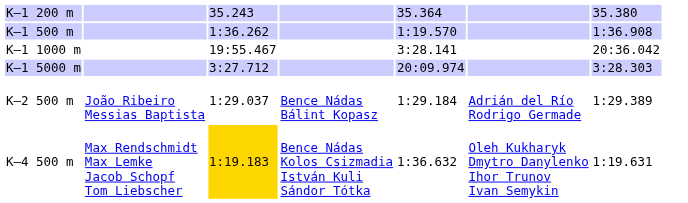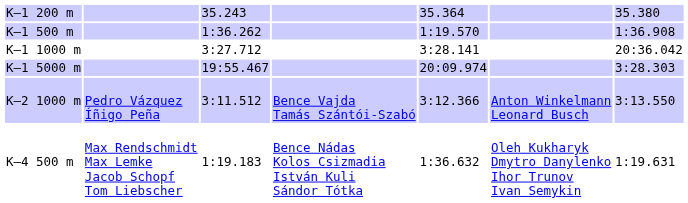(243, 50) 19:55.467 -> (231, 50) 3:27.712
(239, 68) 3:27.712 -> (235, 68) 19:55.467
- row: (40, 100)
+ row: (43, 100)
(239, 162) gold background -> (231, 162) no background
